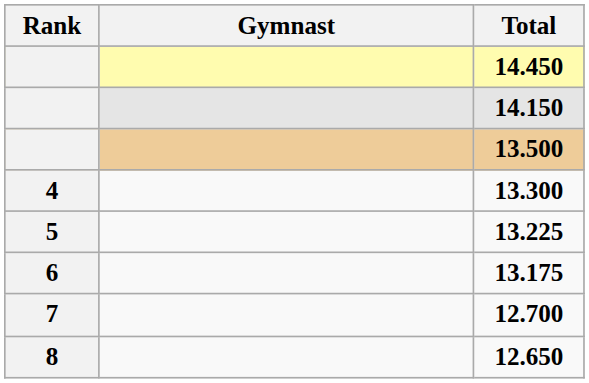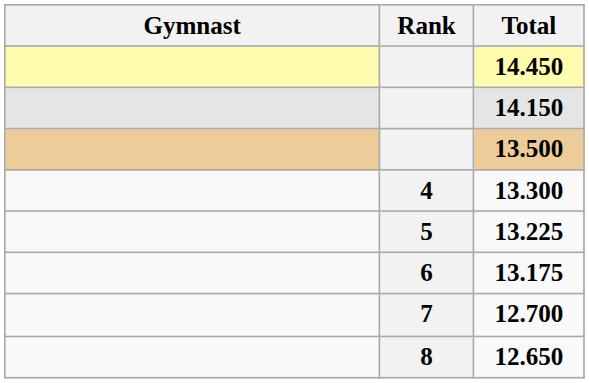columns swapped: (52, 25) <-> (286, 25)
